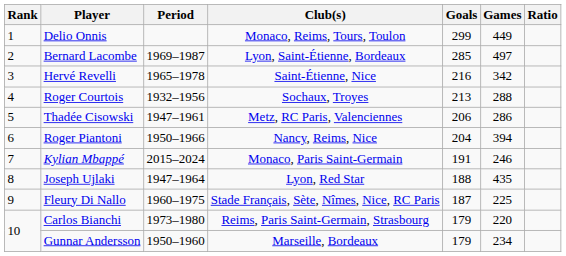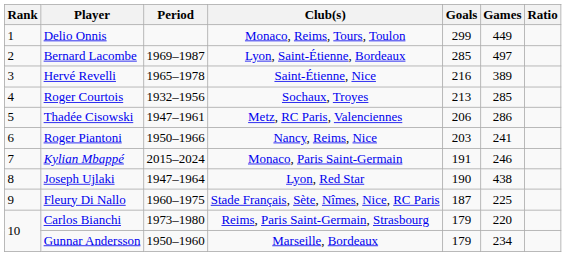(502, 76) 342 -> (502, 76) 389
(502, 96) 288 -> (502, 96) 285
(461, 138) 204 -> (461, 138) 203
(502, 138) 394 -> (502, 138) 241
(461, 179) 188 -> (461, 179) 190
(502, 179) 435 -> (502, 179) 438
